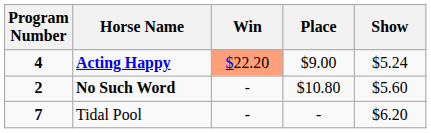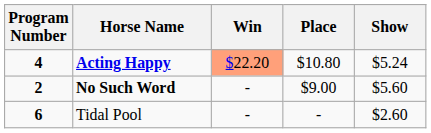(319, 62) $9.00 -> (319, 62) $10.80
(319, 88) $10.80 -> (319, 88) $9.00
(38, 115) 7 -> (38, 115) 6
(390, 115) $6.20 -> (390, 115) $2.60
